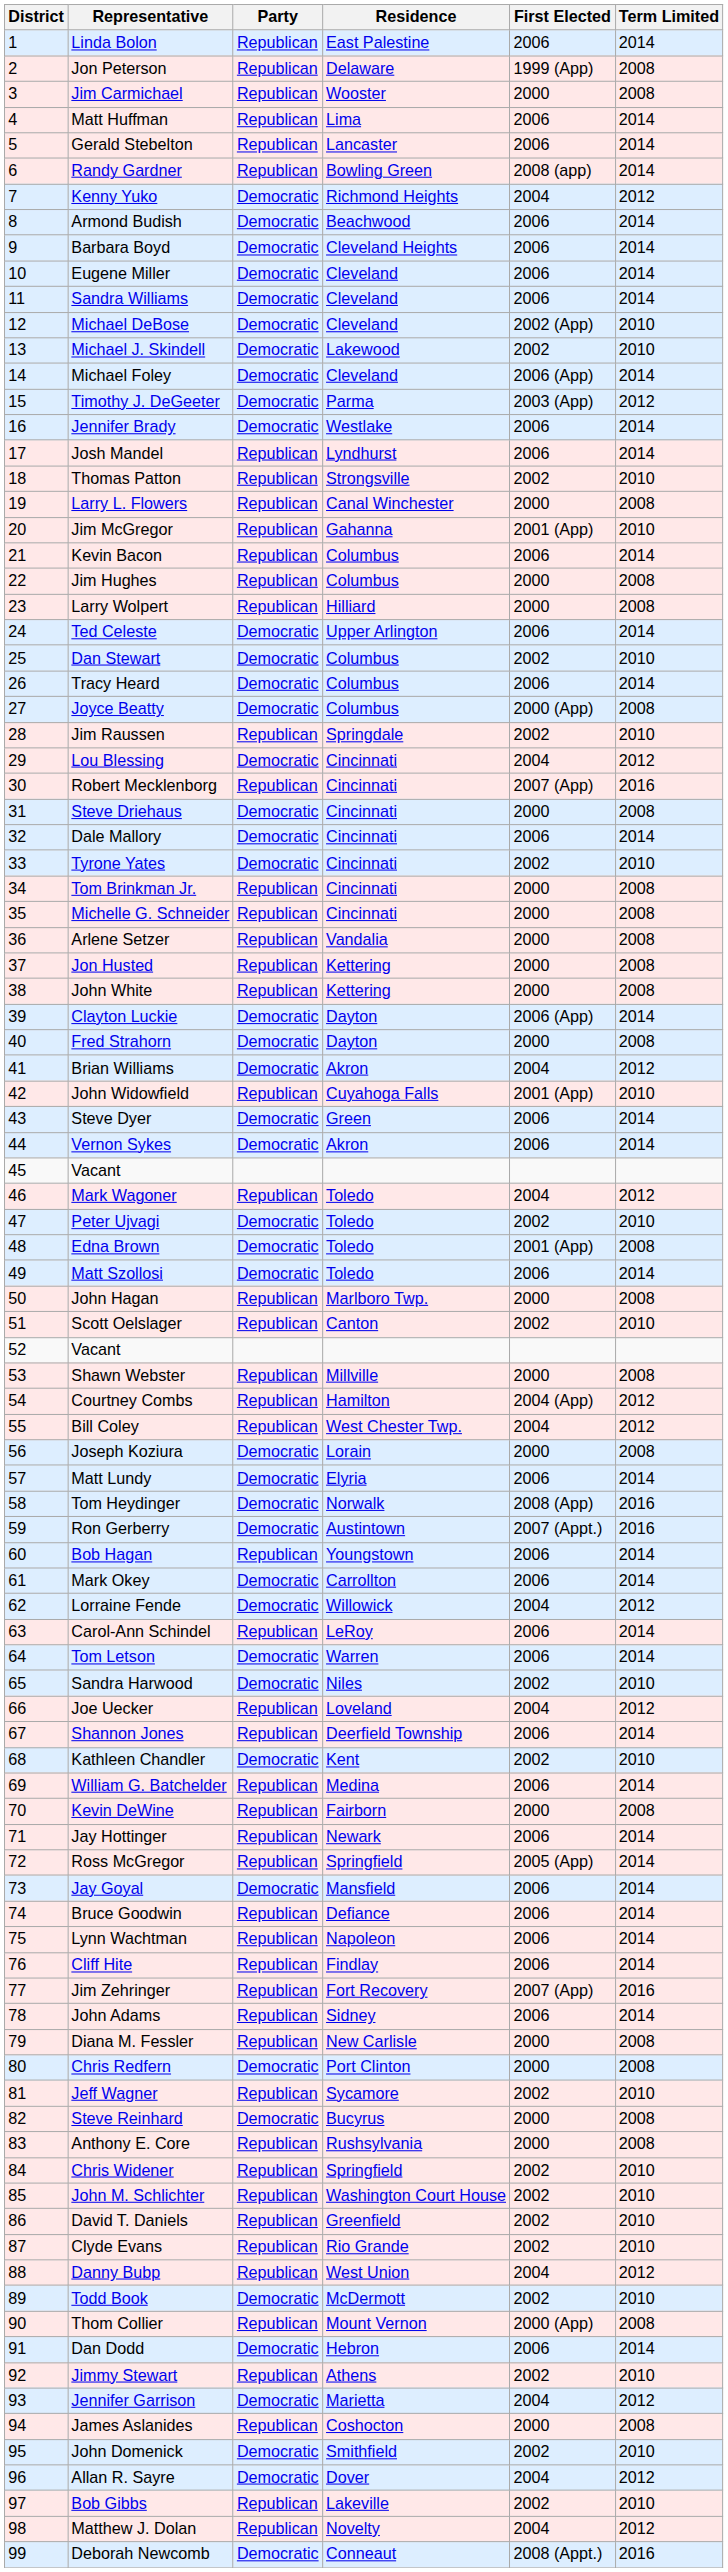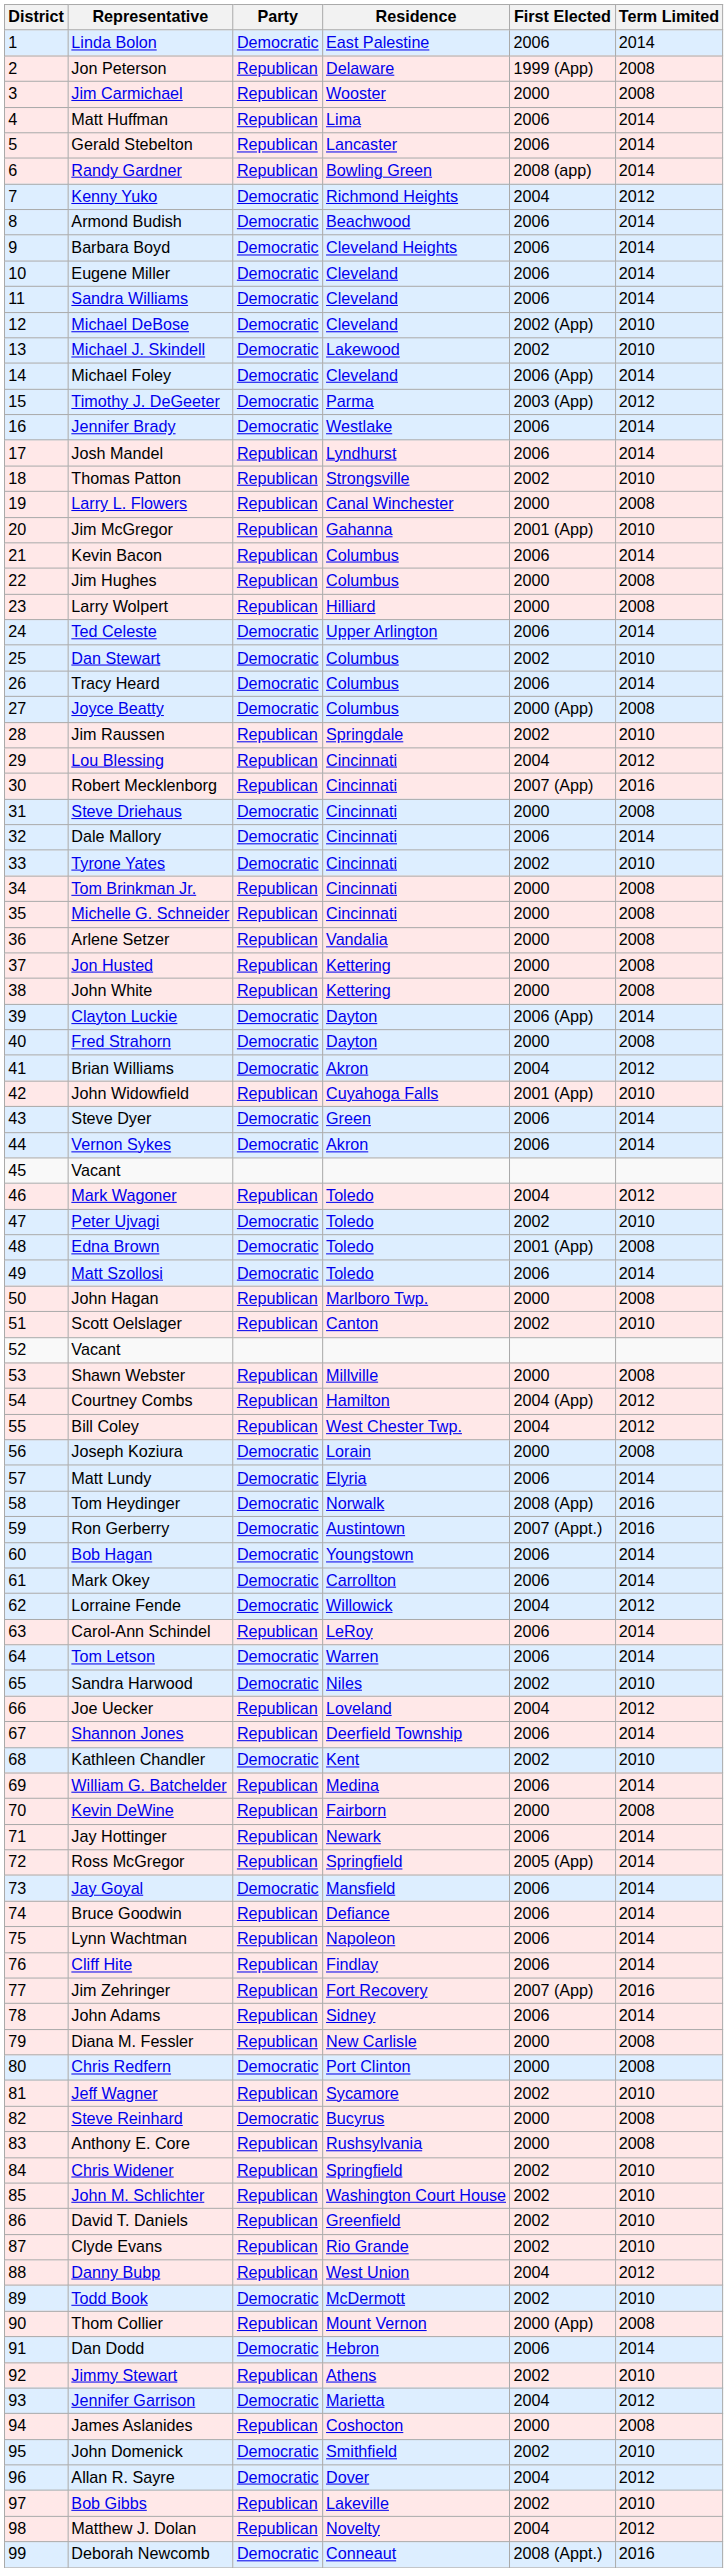(277, 42) Republican -> (278, 42) Democratic
(278, 760) Democratic -> (277, 760) Republican
(277, 1555) Republican -> (278, 1555) Democratic
